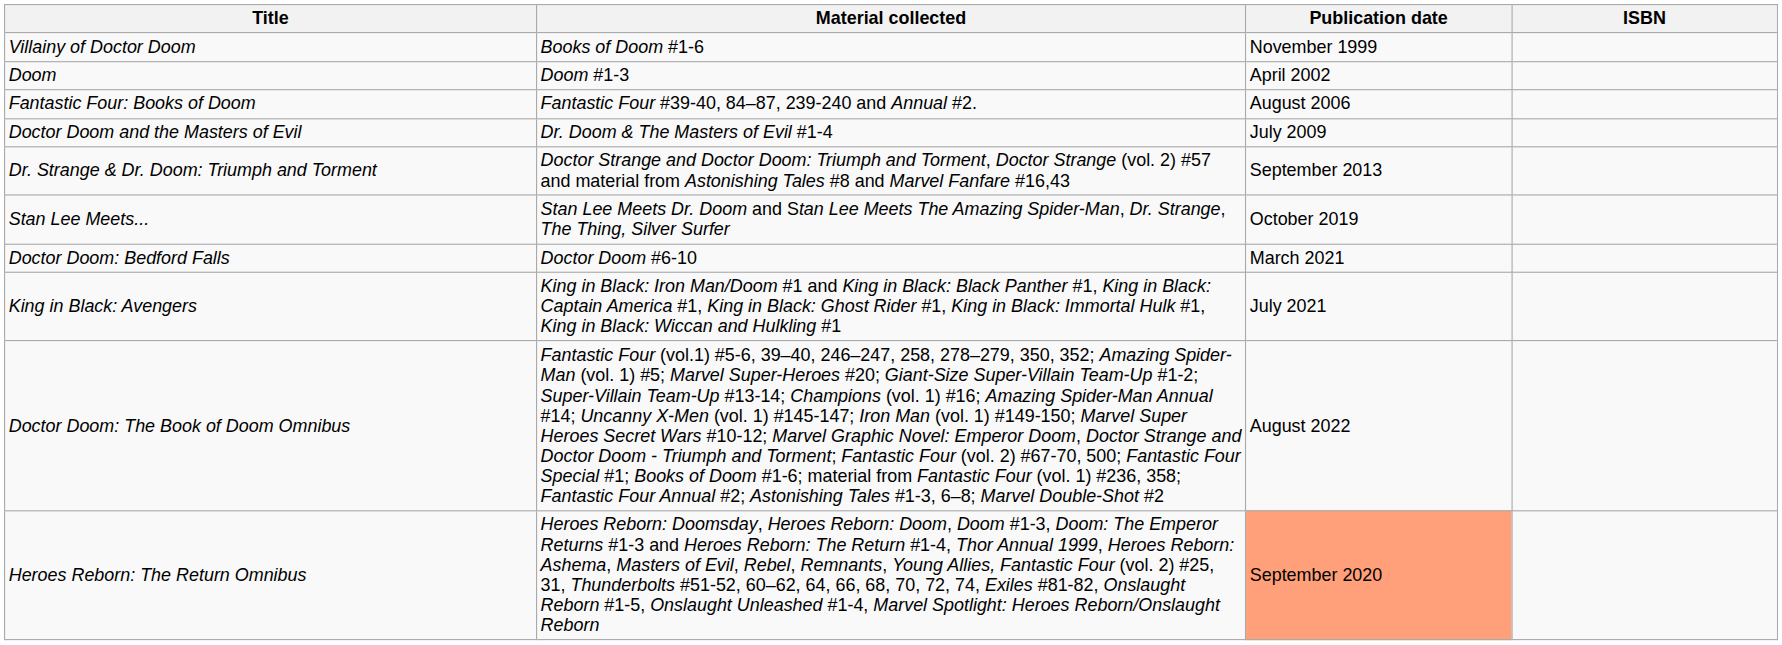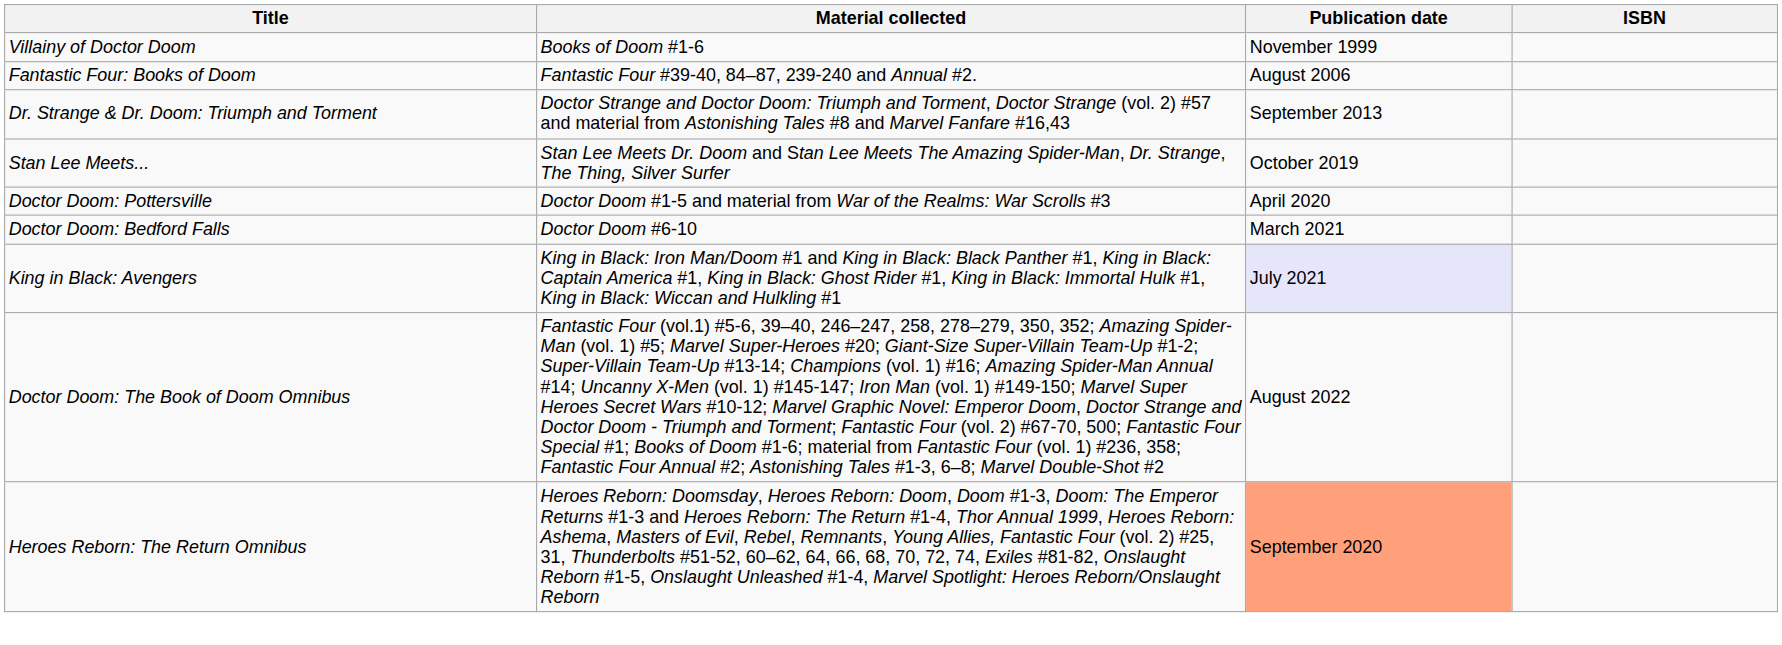- row: (33, 75)
- row: (155, 132)
+ row: (110, 201)
(1288, 306) no background -> (1288, 278) lavender background
